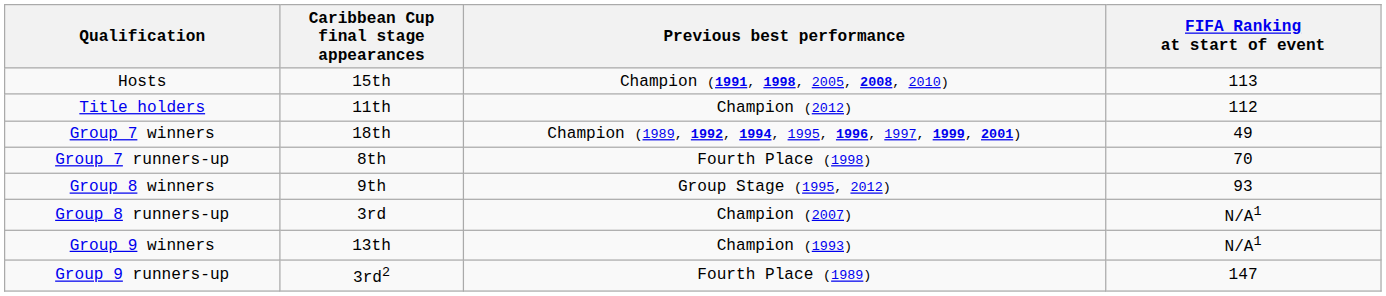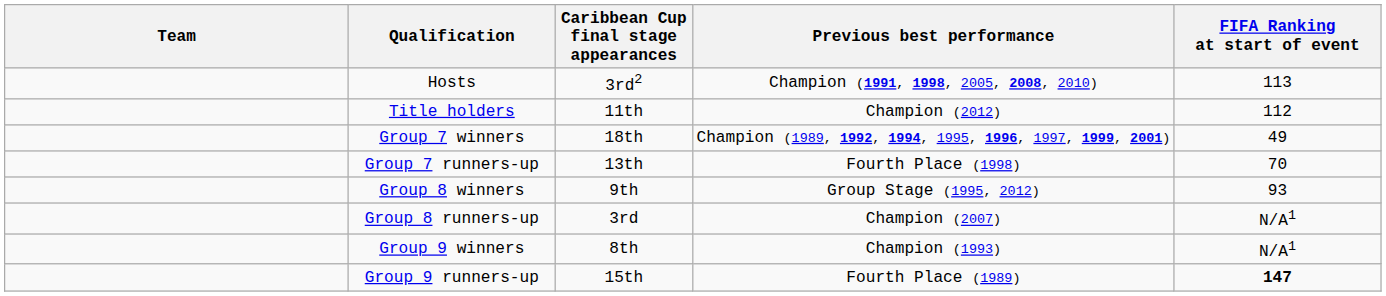+ column: (177, 36)
(372, 81) 15th -> (624, 83) 3rd2
(372, 160) 8th -> (624, 164) 13th
(372, 245) 13th -> (624, 249) 8th
(372, 275) 3rd2 -> (624, 278) 15th
(1243, 275) normal -> (1277, 278) bold
